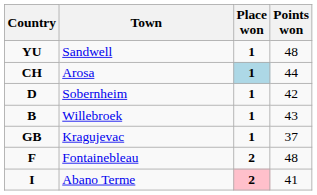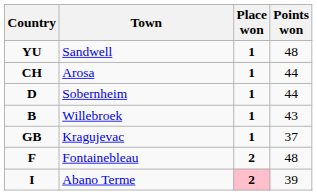(252, 72) lightblue background -> (252, 72) no background
(291, 94) 42 -> (291, 94) 44
(291, 179) 41 -> (291, 179) 39
